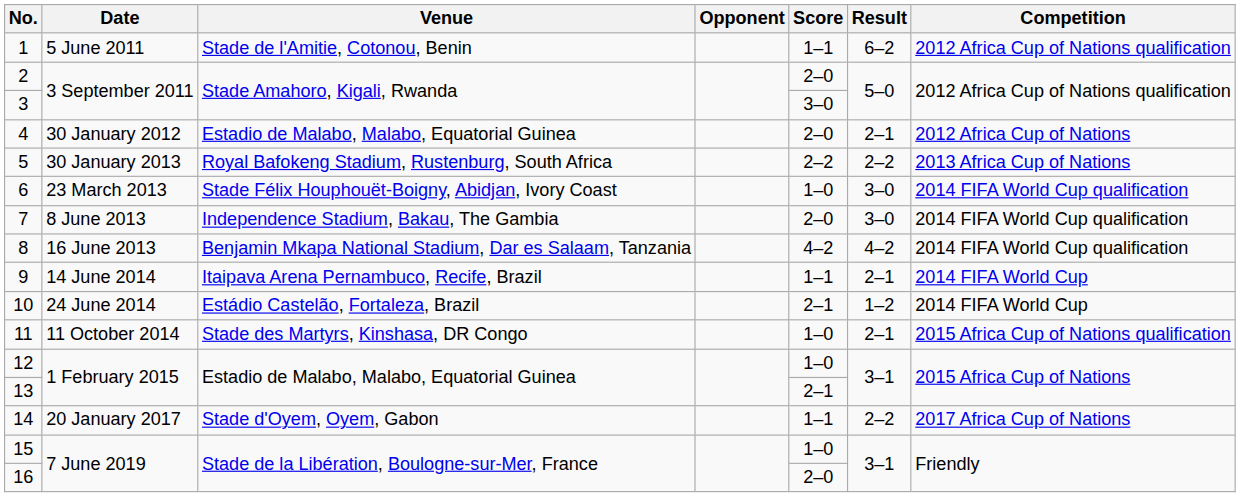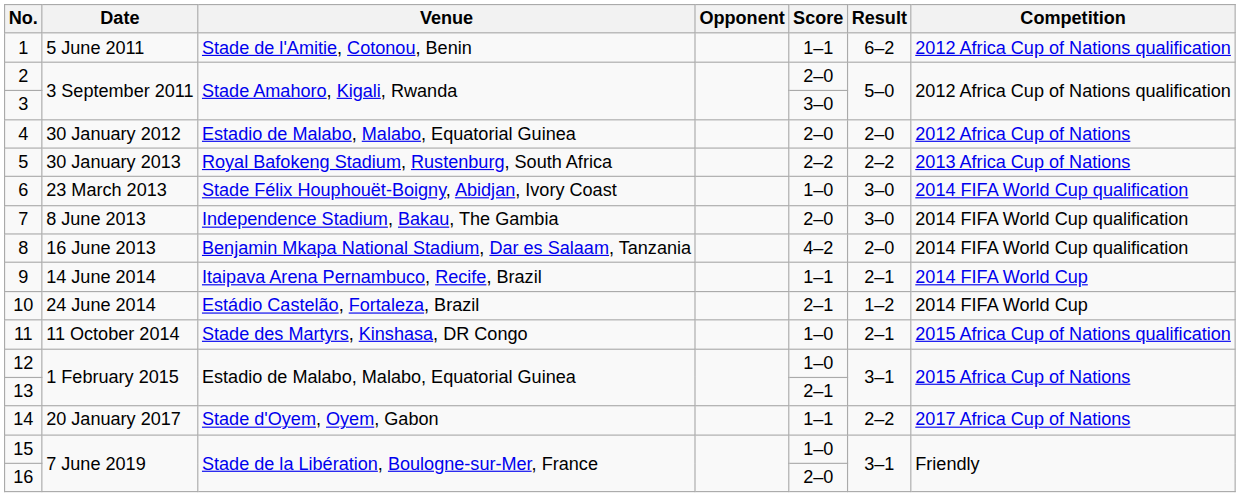(879, 133) 2–1 -> (879, 133) 2–0
(879, 248) 4–2 -> (879, 248) 2–0
